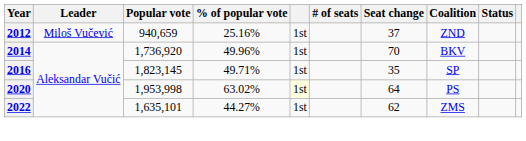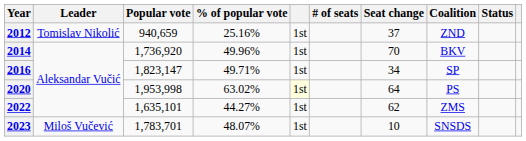(78, 32) Miloš Vučević -> (78, 32) Tomislav Nikolić
(158, 70) 1,823,145 -> (158, 70) 1,823,147
(394, 70) 35 -> (394, 70) 34
+ row: (19, 126)
